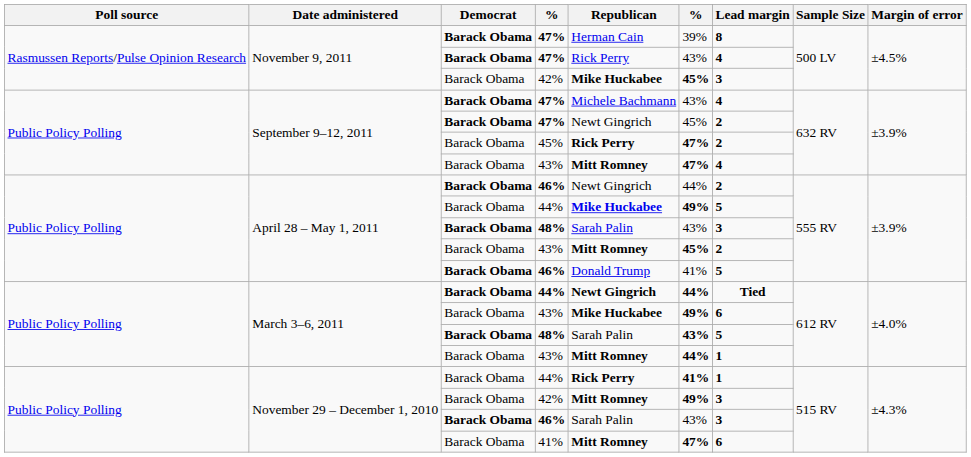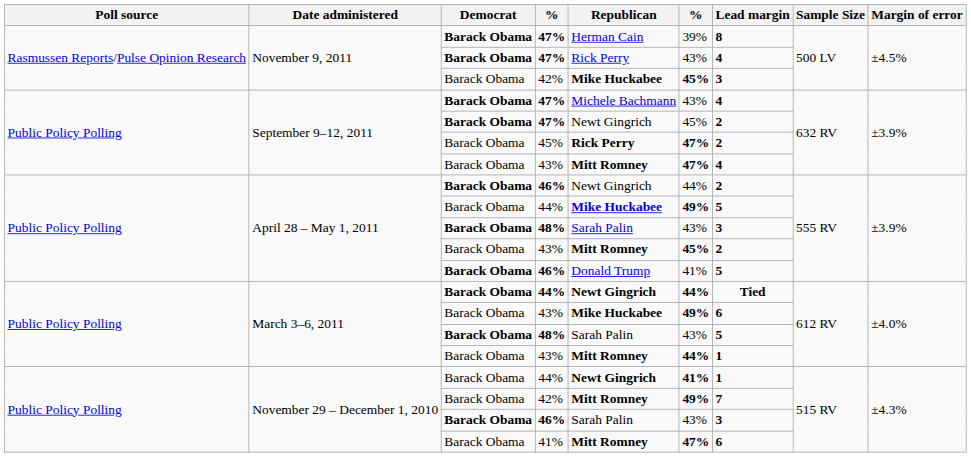(696, 334) bold -> (695, 334) normal
(603, 377) Rick Perry -> (614, 377) Newt Gingrich
(719, 398) 3 -> (719, 398) 7
